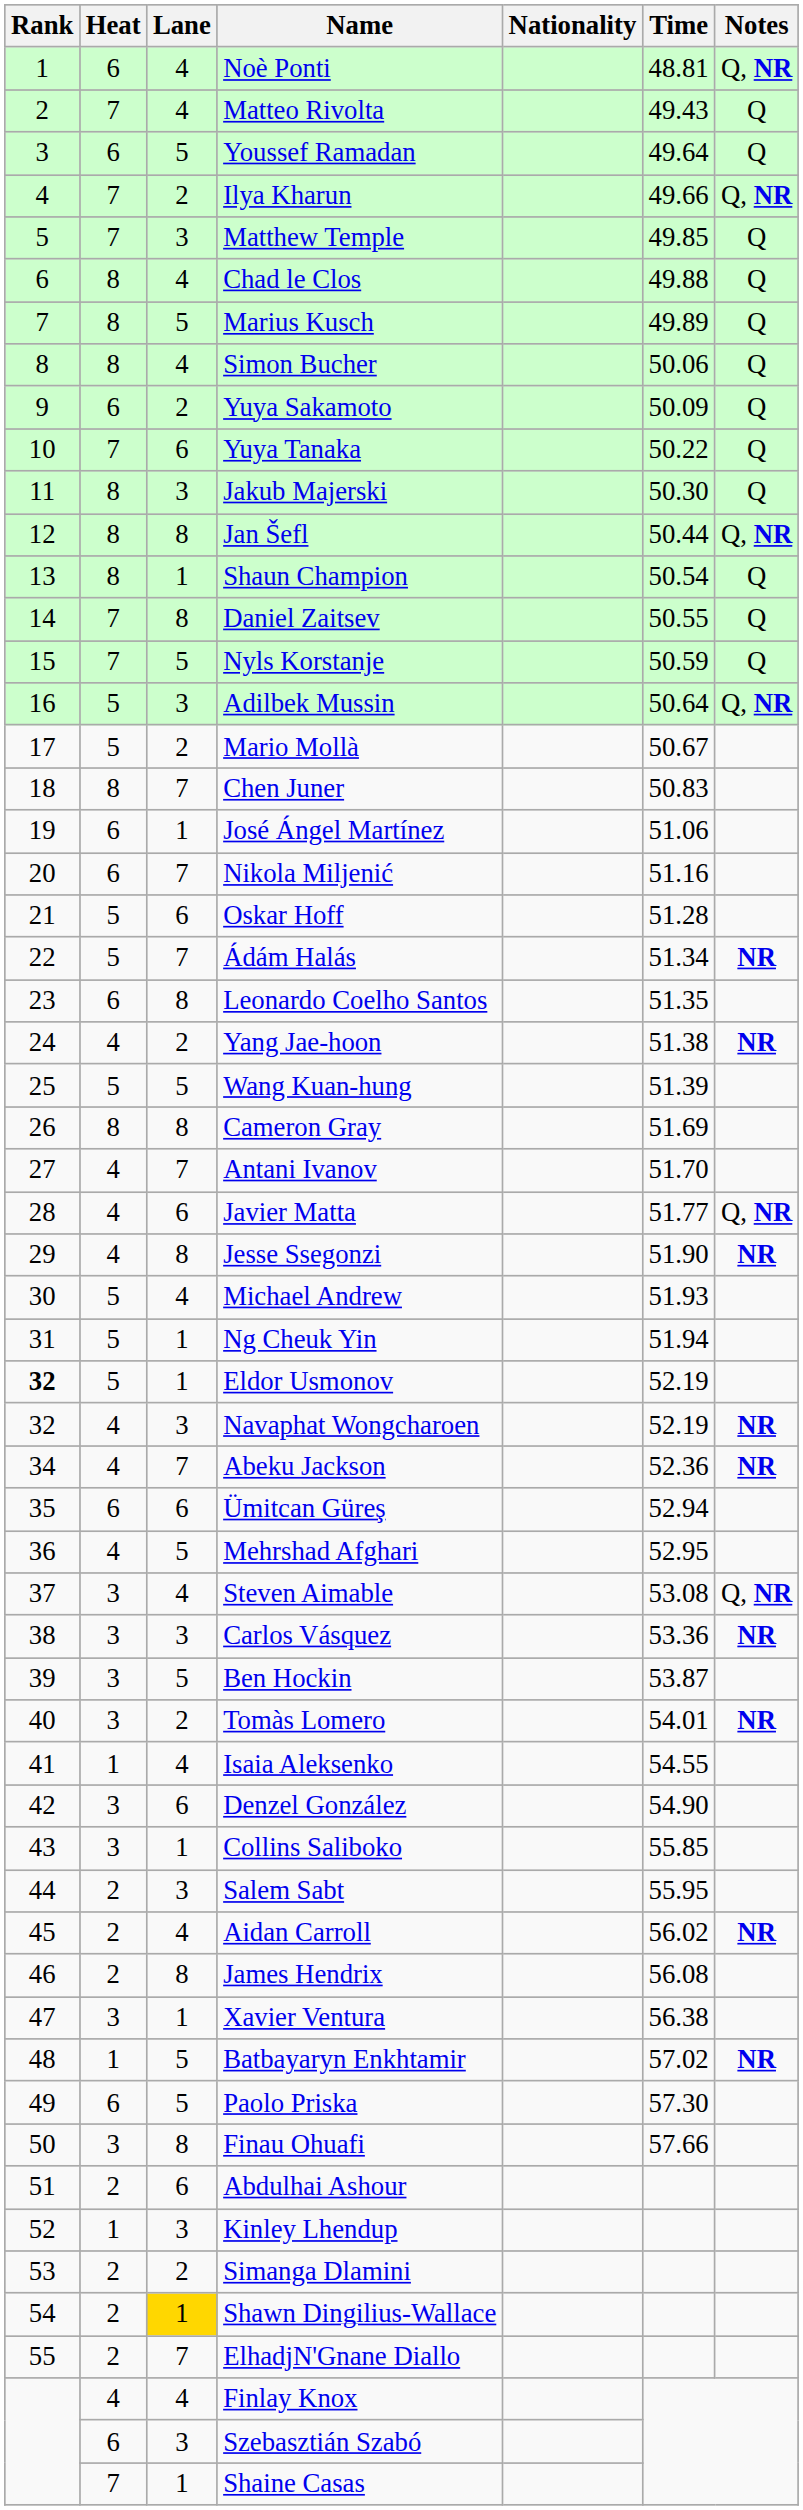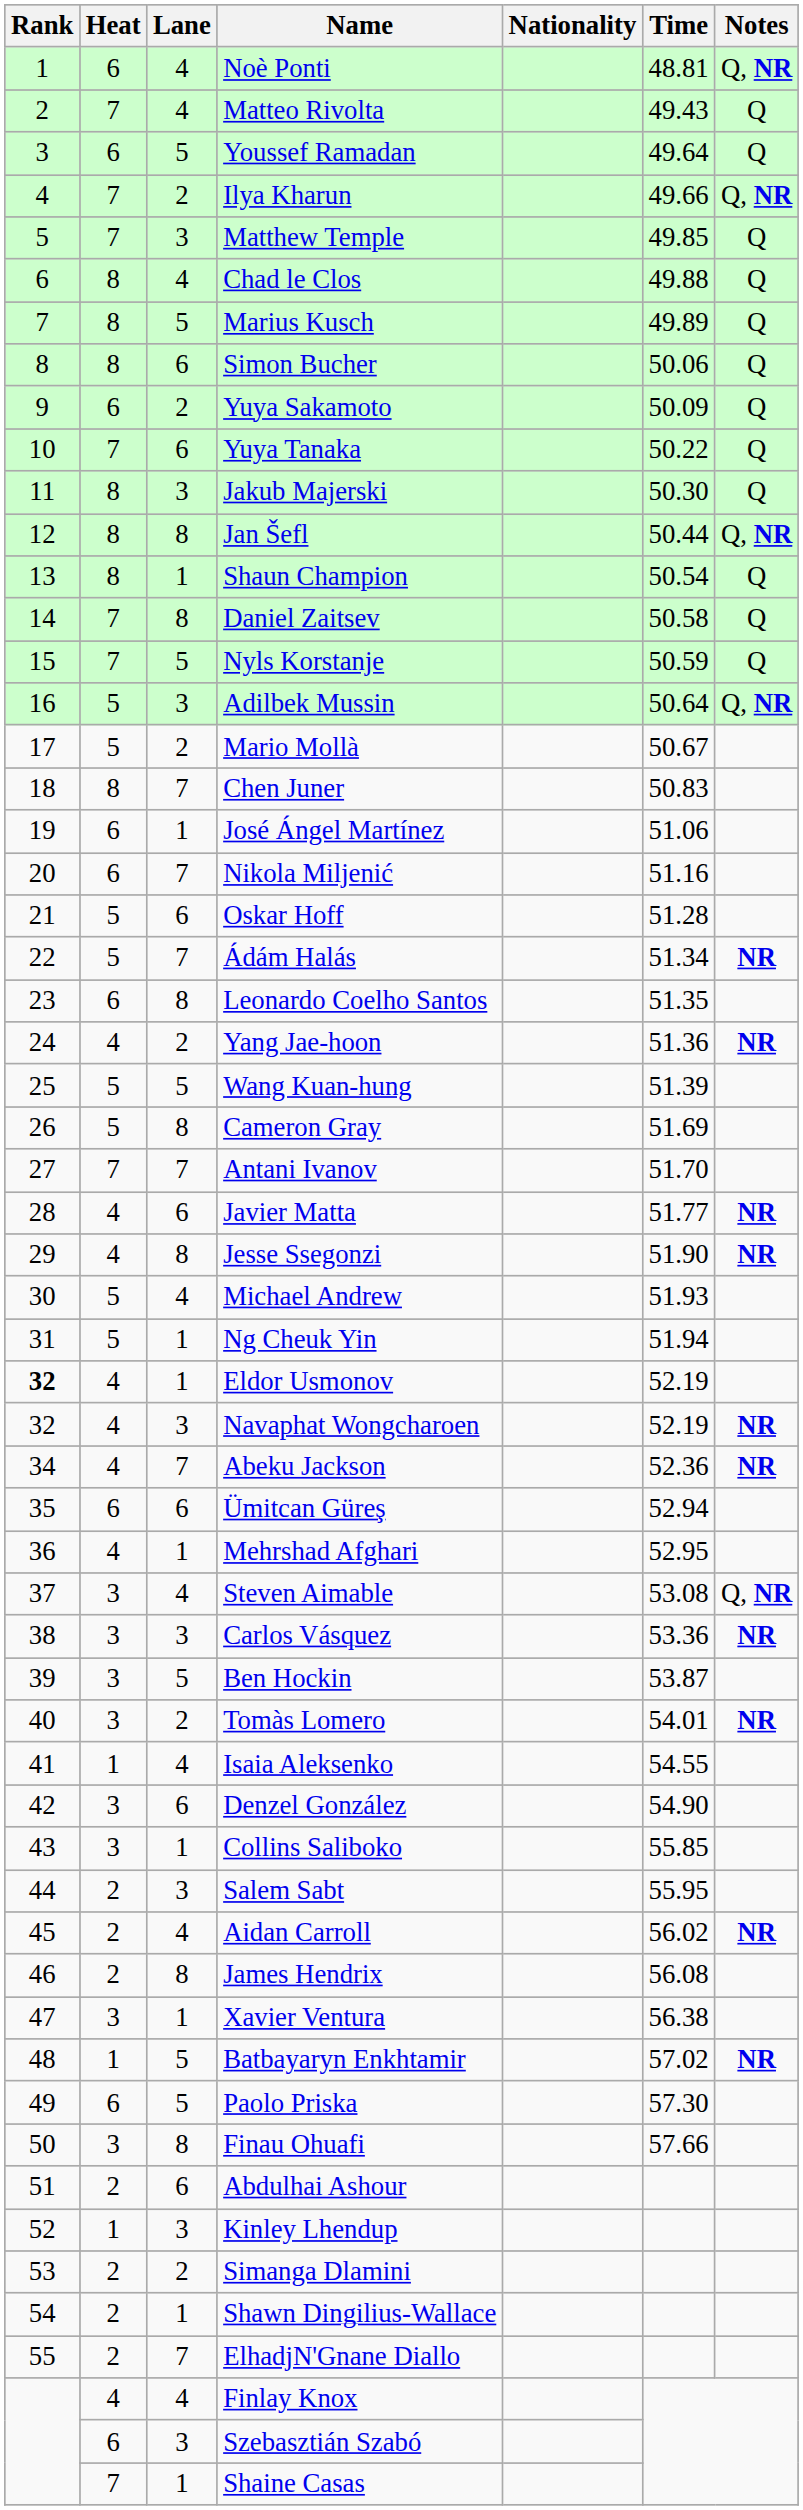(182, 364) 4 -> (182, 364) 6
(679, 618) 50.55 -> (679, 618) 50.58
(679, 1042) 51.38 -> (679, 1042) 51.36
(113, 1127) 8 -> (113, 1127) 5
(113, 1169) 4 -> (113, 1169) 7
(757, 1212) Q, NR -> (757, 1212) NR
(113, 1381) 5 -> (113, 1381) 4
(182, 1551) 5 -> (182, 1551) 1
(182, 2314) gold background -> (182, 2314) no background
